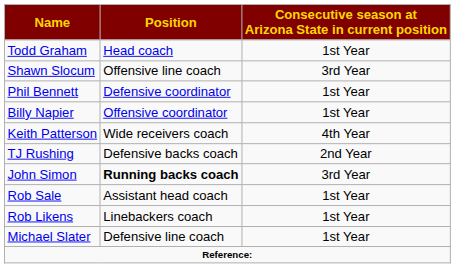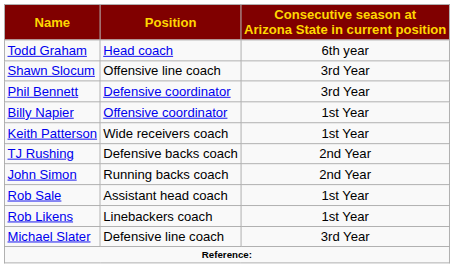(346, 50) 1st Year -> (345, 50) 6th year
(346, 92) 1st Year -> (345, 92) 3rd Year
(346, 133) 4th Year -> (345, 133) 1st Year
(171, 175) bold -> (166, 175) normal
(346, 175) 3rd Year -> (345, 175) 2nd Year
(346, 237) 1st Year -> (345, 237) 3rd Year
